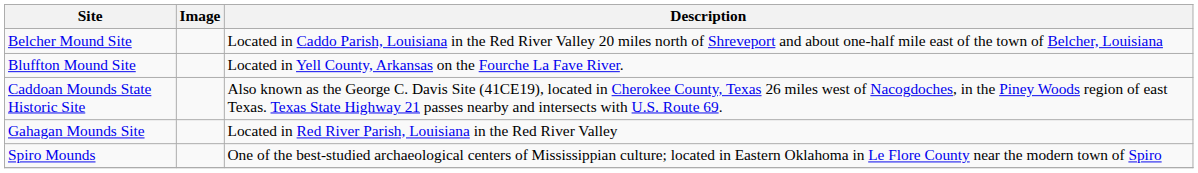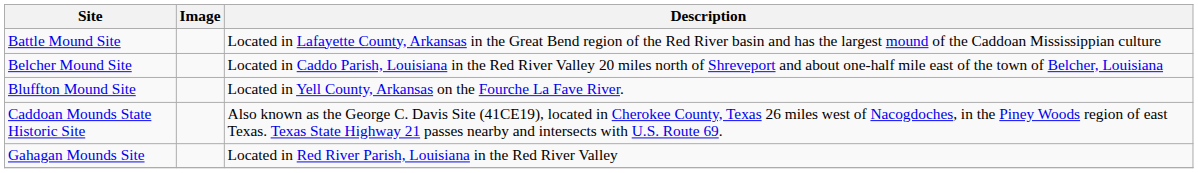+ row: (64, 41)
- row: (52, 155)
